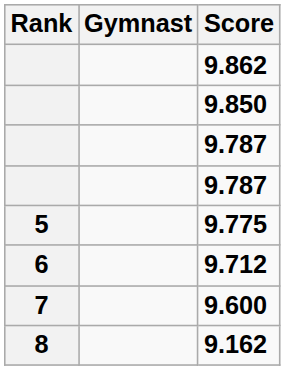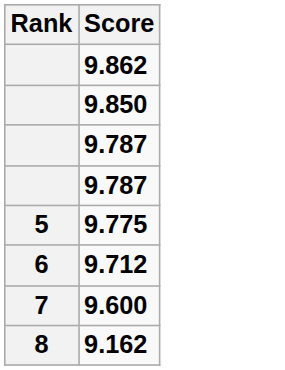- column: (138, 24)
